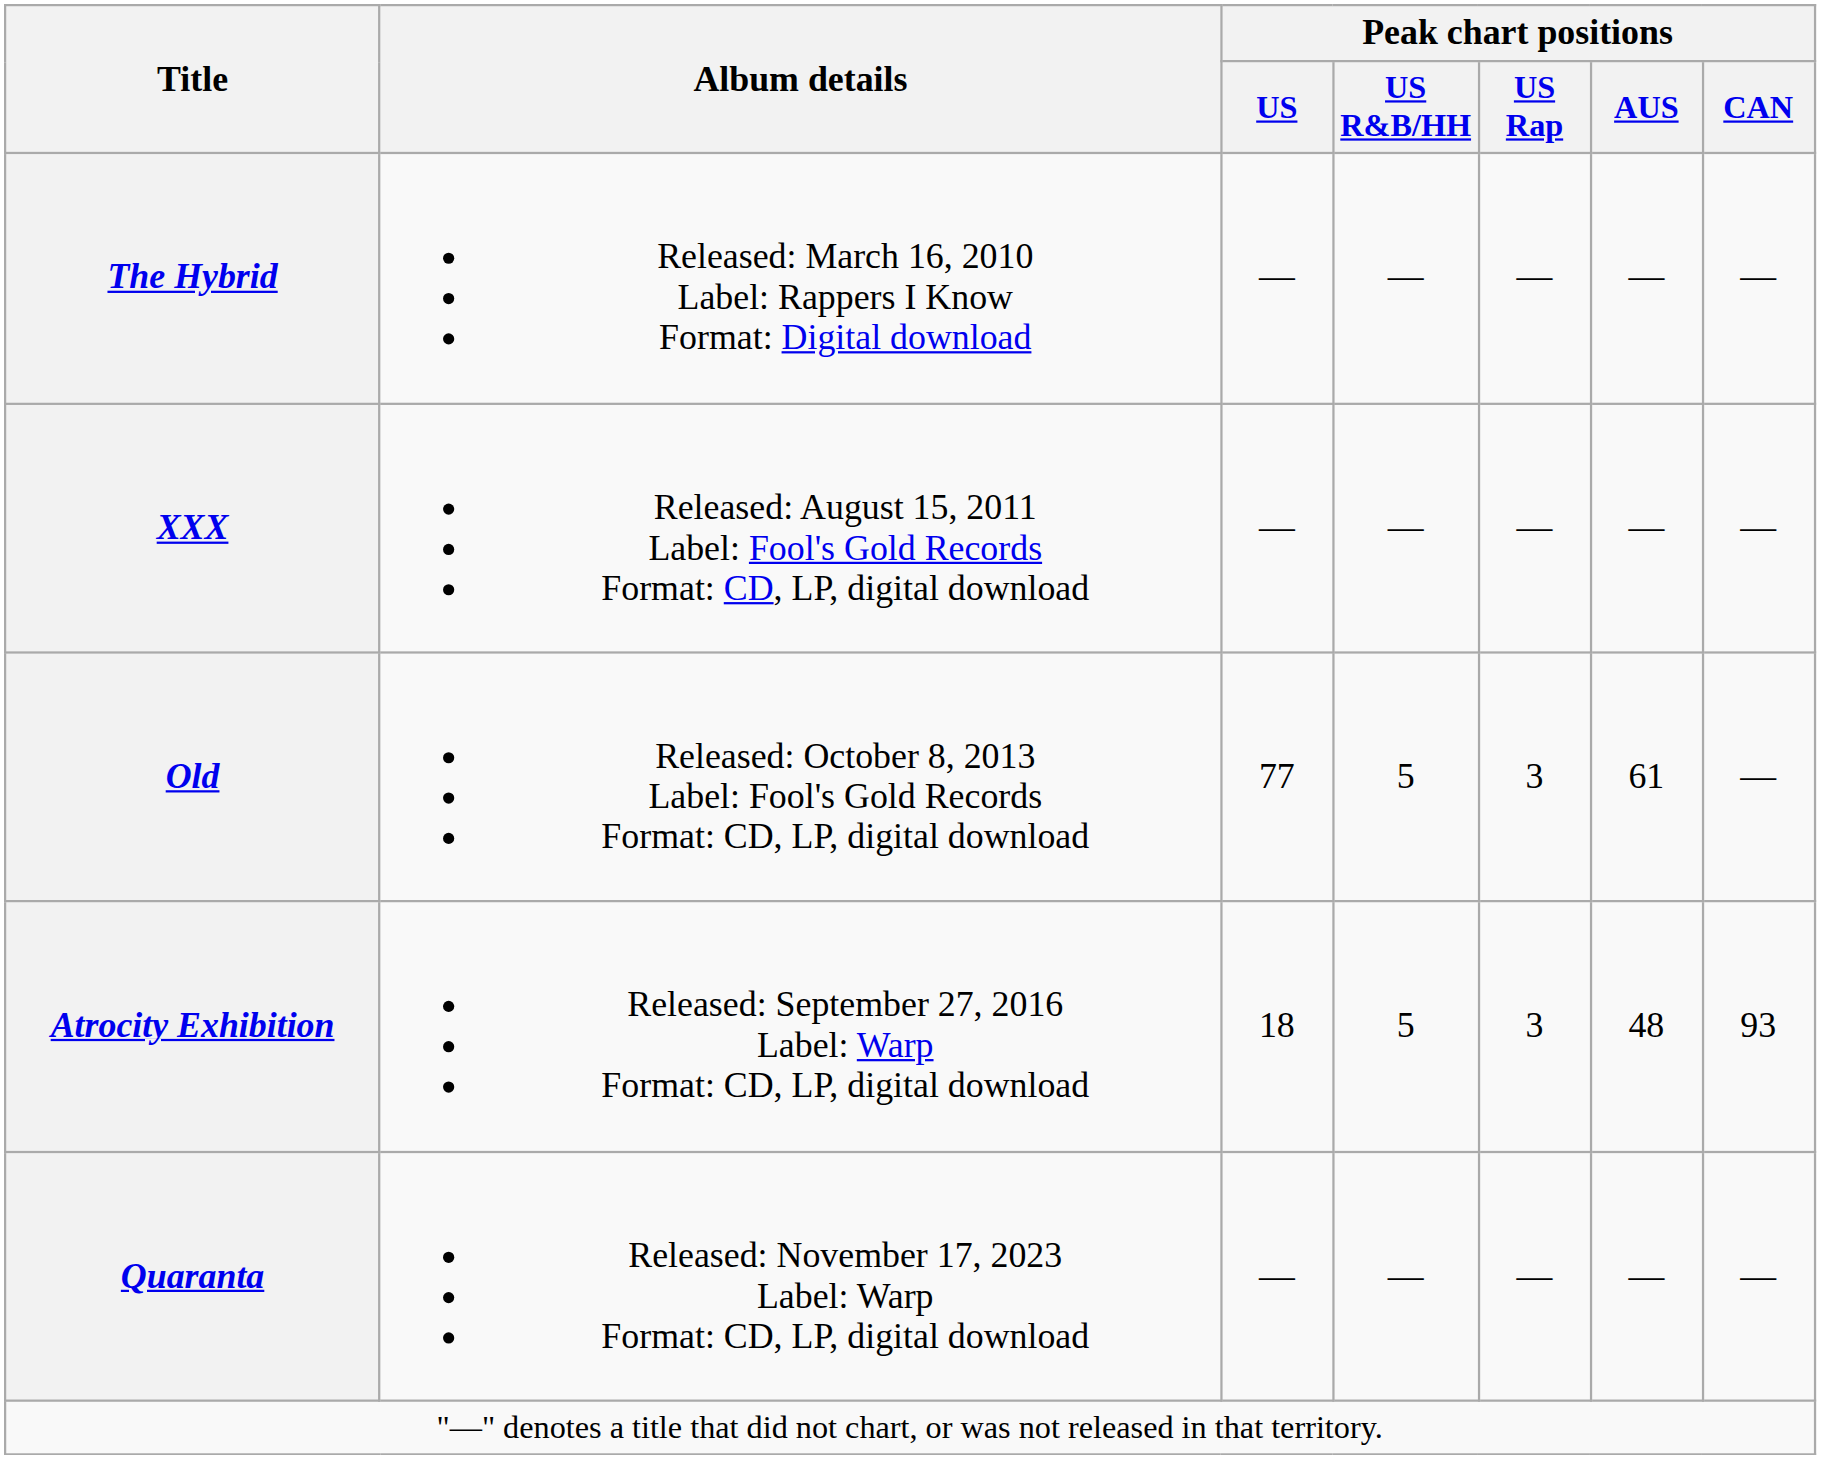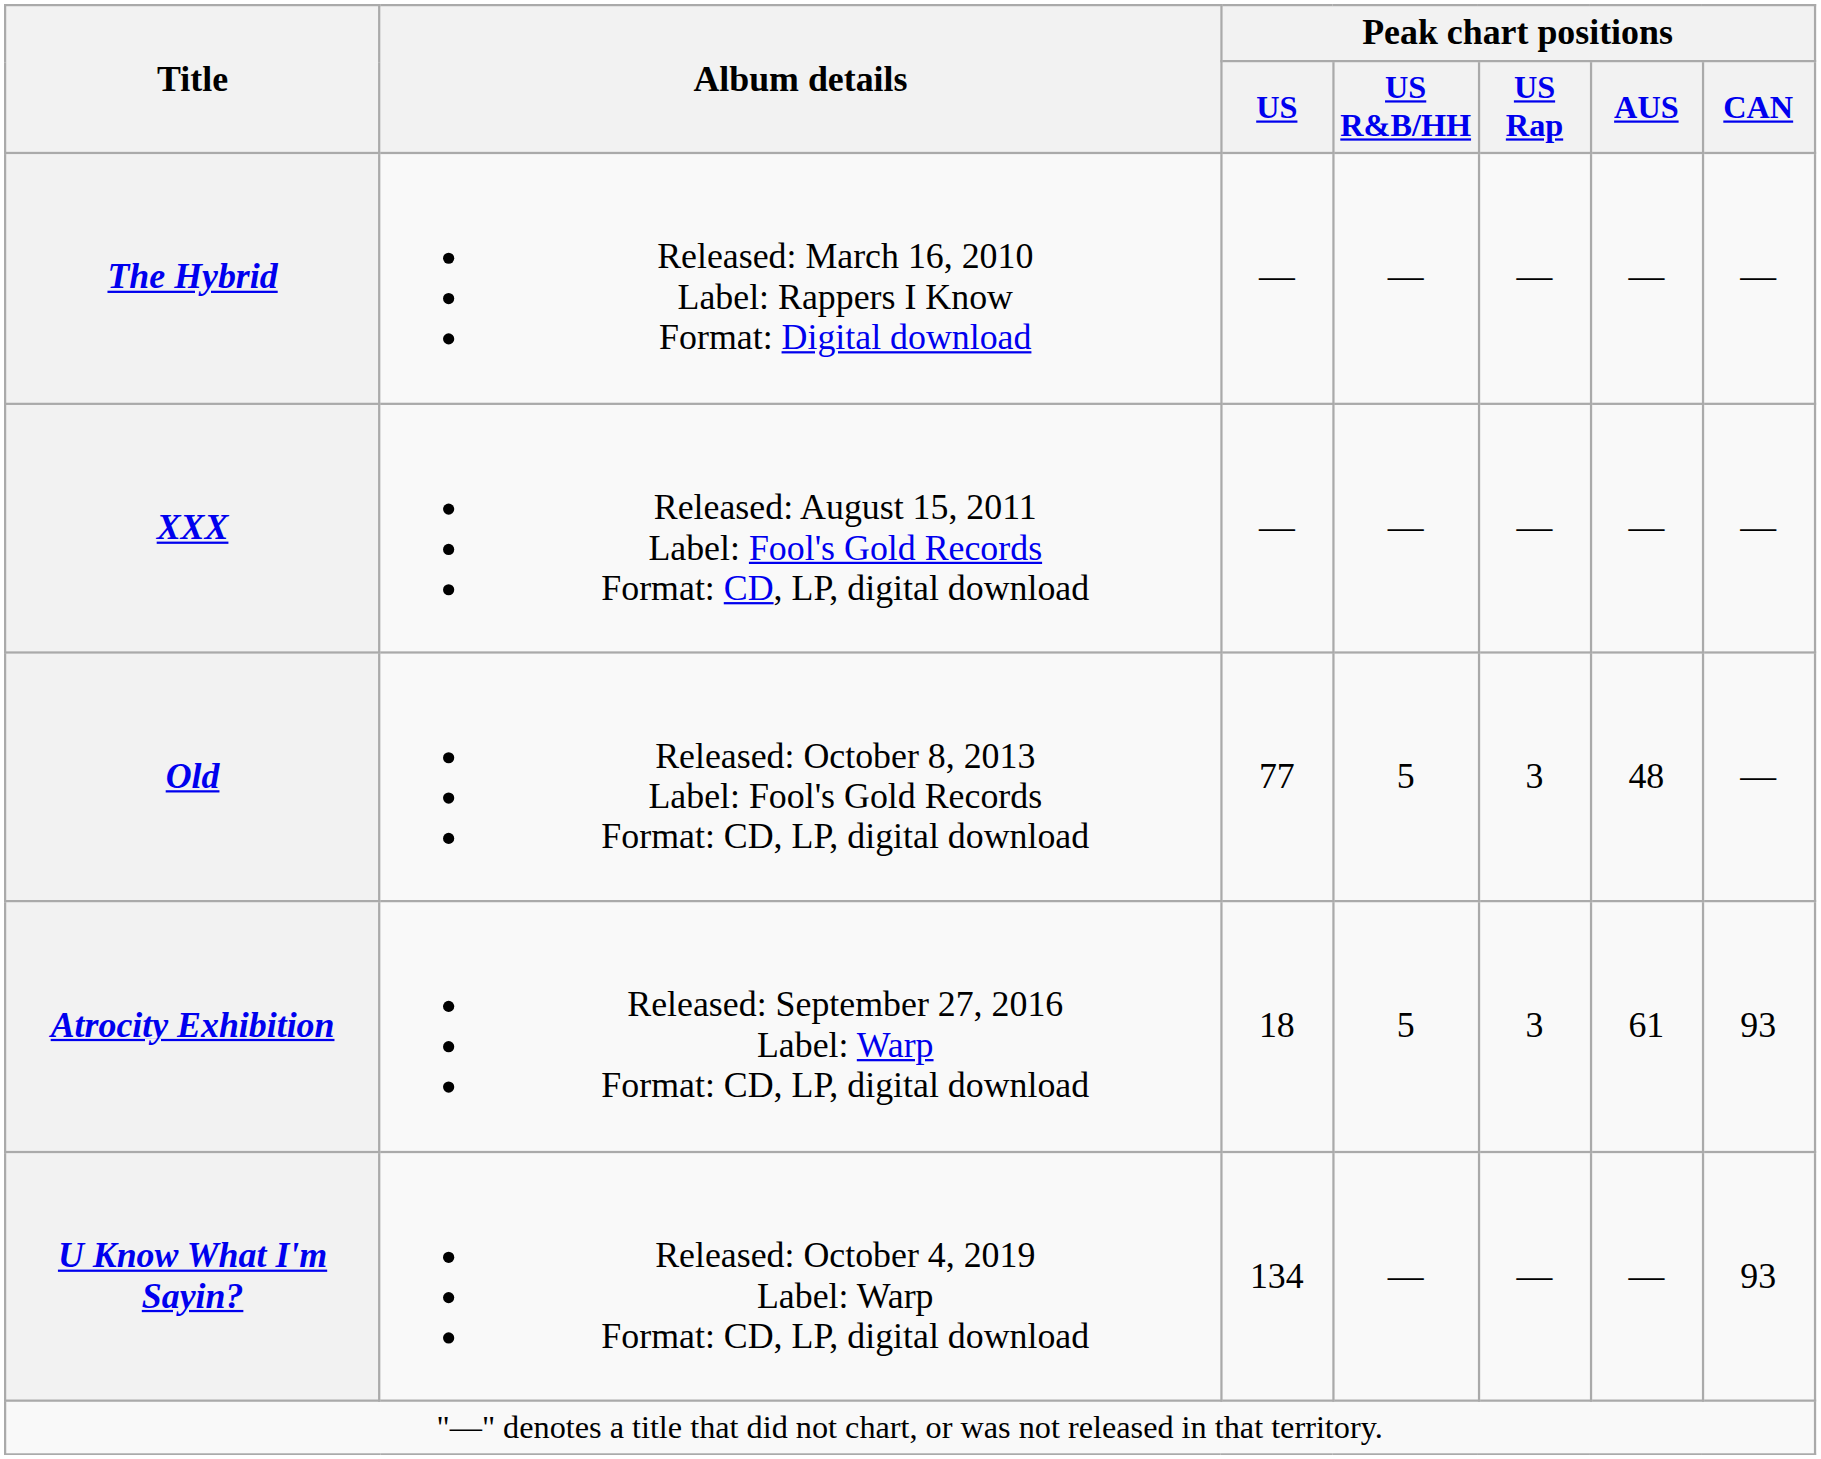(1646, 776) 61 -> (1646, 776) 48
(1646, 1025) 48 -> (1646, 1025) 61
+ row: (193, 1275)
- row: (193, 1275)
